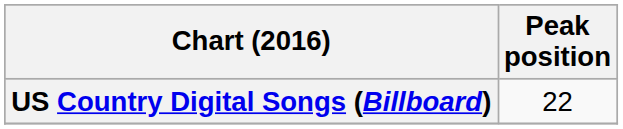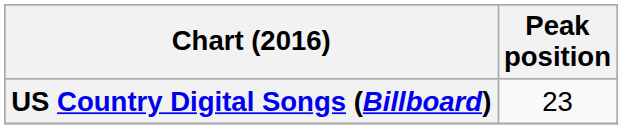(557, 100) 22 -> (557, 100) 23
